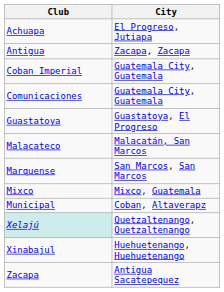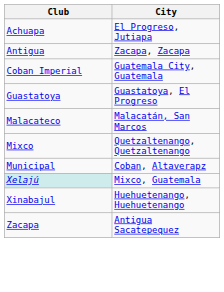- row: (44, 96)
- row: (31, 171)
(157, 191) Mixco, Guatemala -> (155, 146) Quetzaltenango, Quetzaltenango
(155, 225) Quetzaltenango, Quetzaltenango -> (157, 180) Mixco, Guatemala
